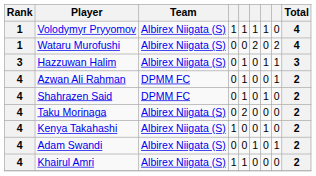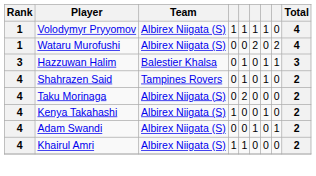(183, 63) Albirex Niigata (S) -> (179, 63) Balestier Khalsa
- row: (82, 79)
(166, 96) DPMM FC -> (182, 79) Tampines Rovers
